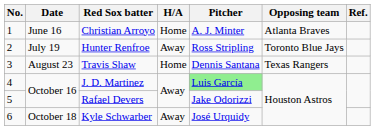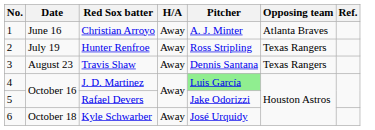(173, 30) Home -> (172, 30) Away
(304, 47) Toronto Blue Jays -> (295, 47) Texas Rangers
(173, 64) Home -> (172, 64) Away
